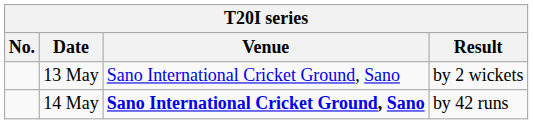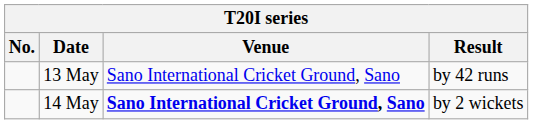(478, 75) by 2 wickets -> (471, 75) by 42 runs
(471, 103) by 42 runs -> (478, 103) by 2 wickets
